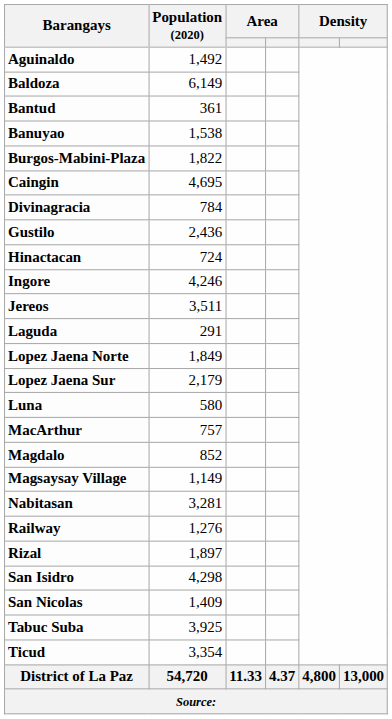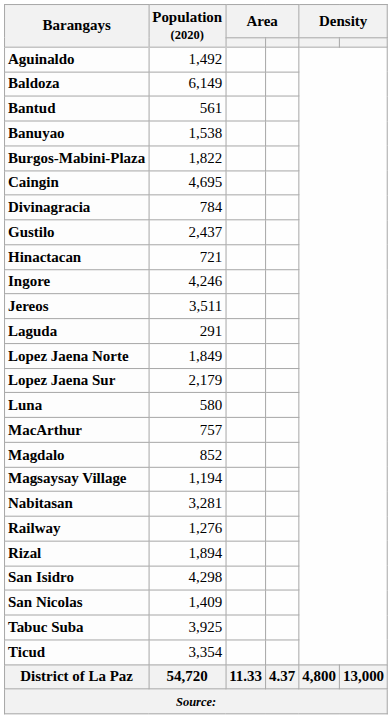(211, 109) 361 -> (211, 109) 561
(205, 232) 2,436 -> (205, 232) 2,437
(211, 257) 724 -> (211, 257) 721
(205, 479) 1,149 -> (205, 479) 1,194
(205, 553) 1,897 -> (205, 553) 1,894
